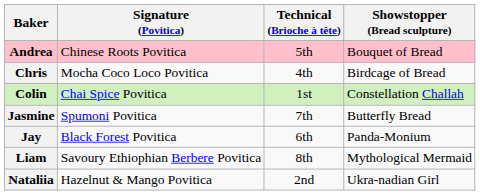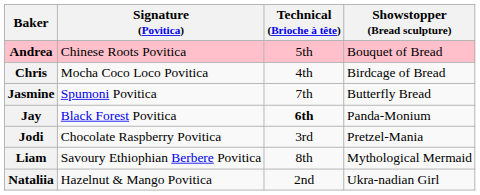- row: (31, 94)
(304, 136) normal -> (304, 115) bold
+ row: (31, 136)
